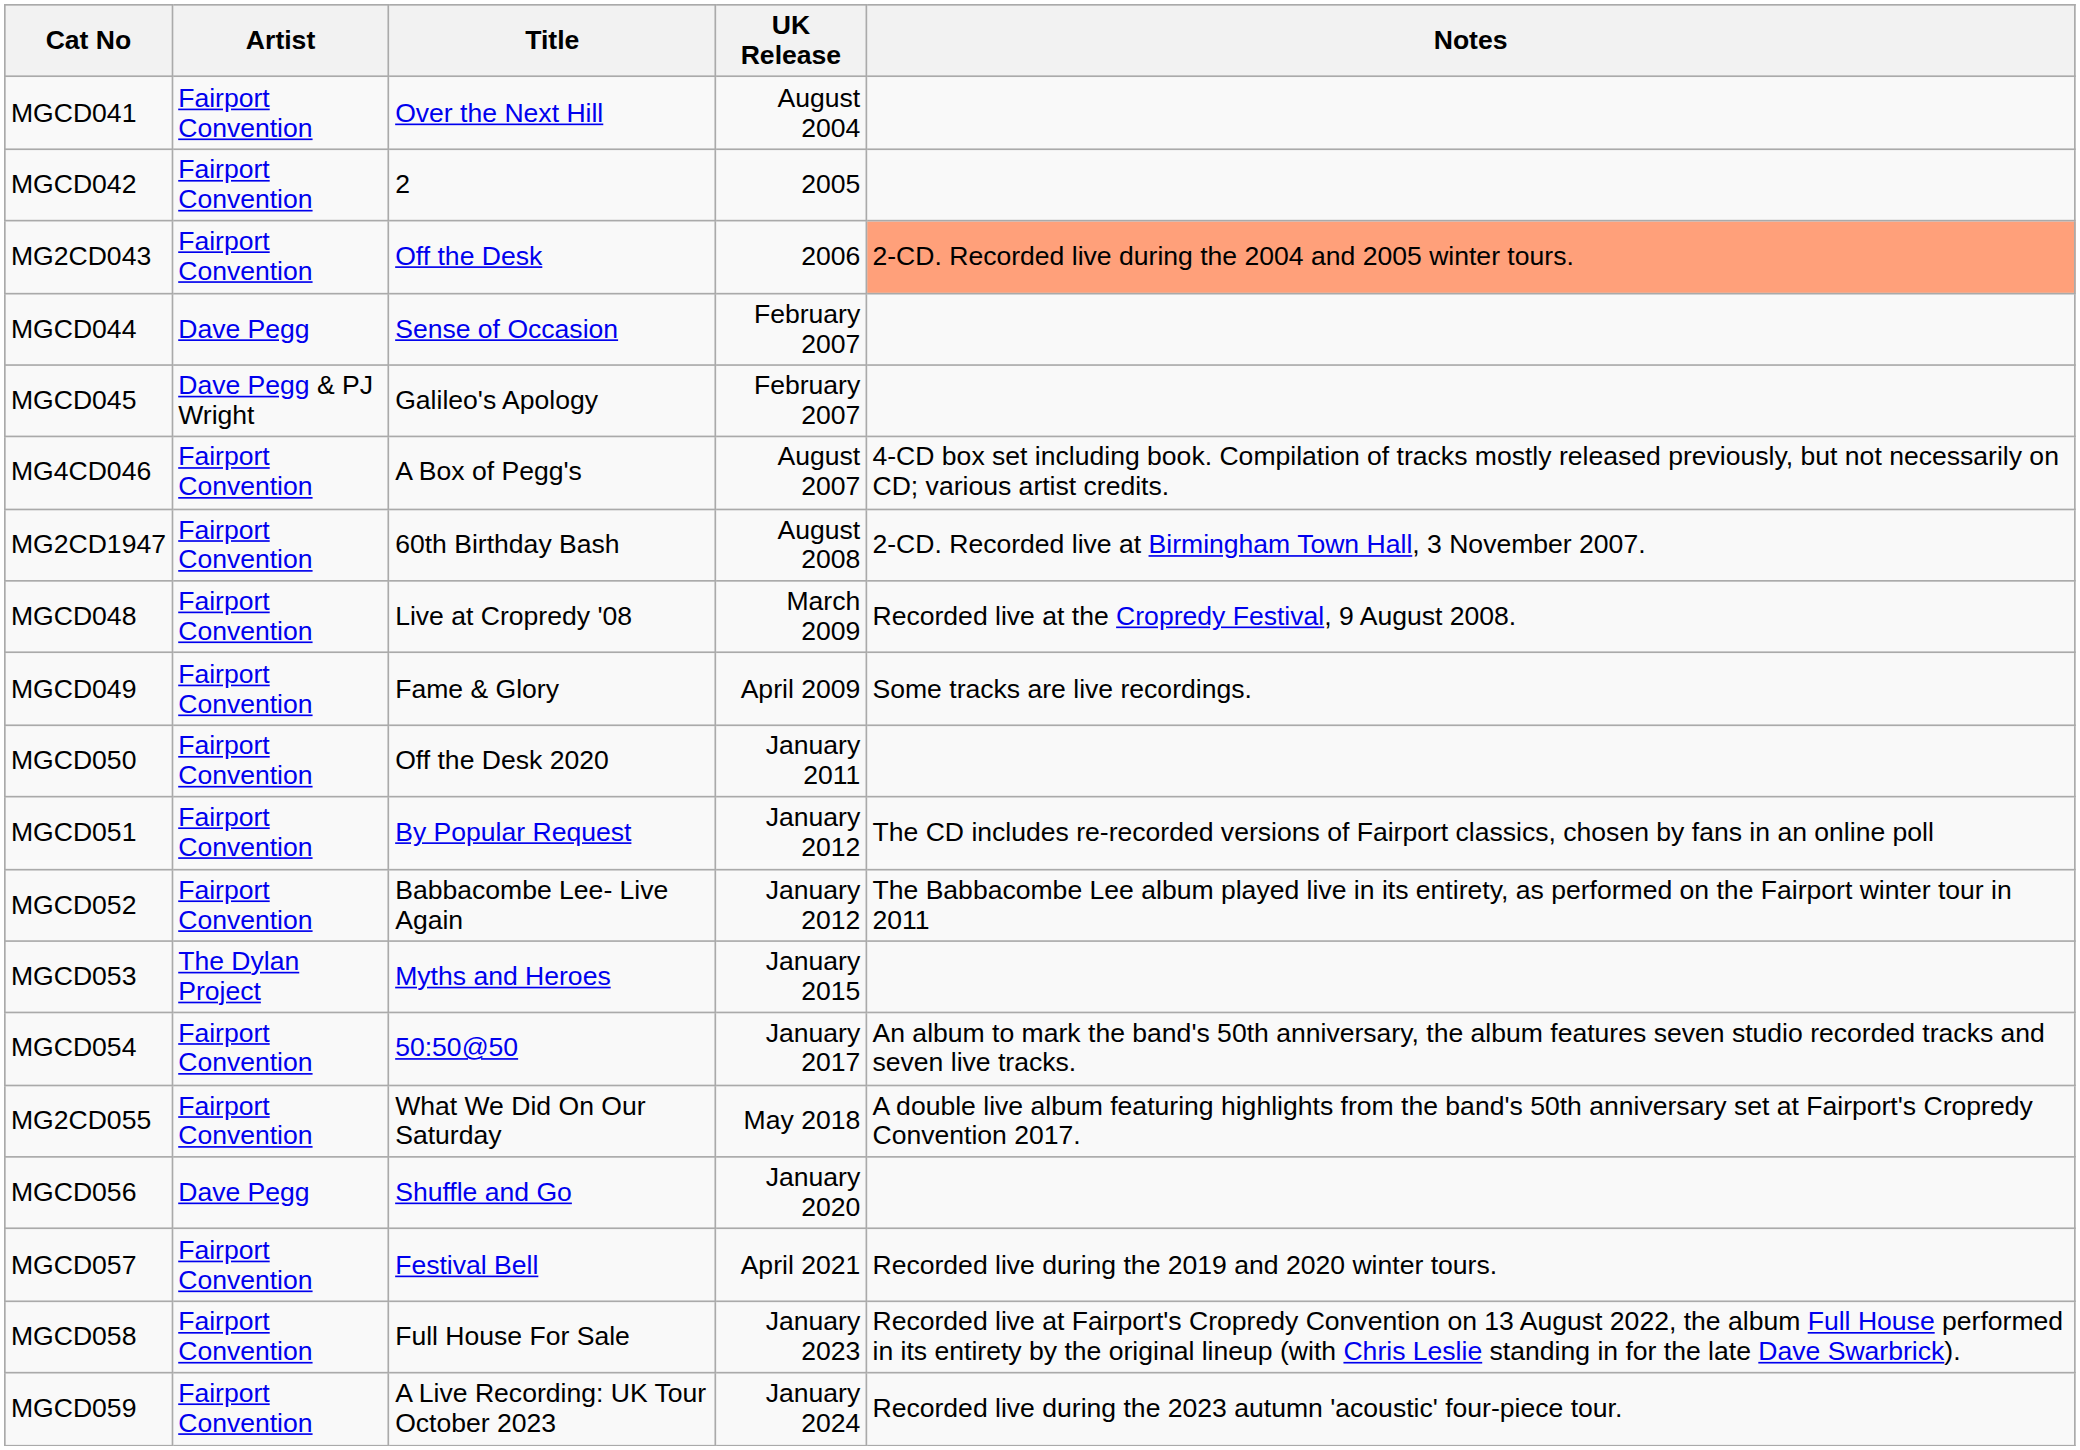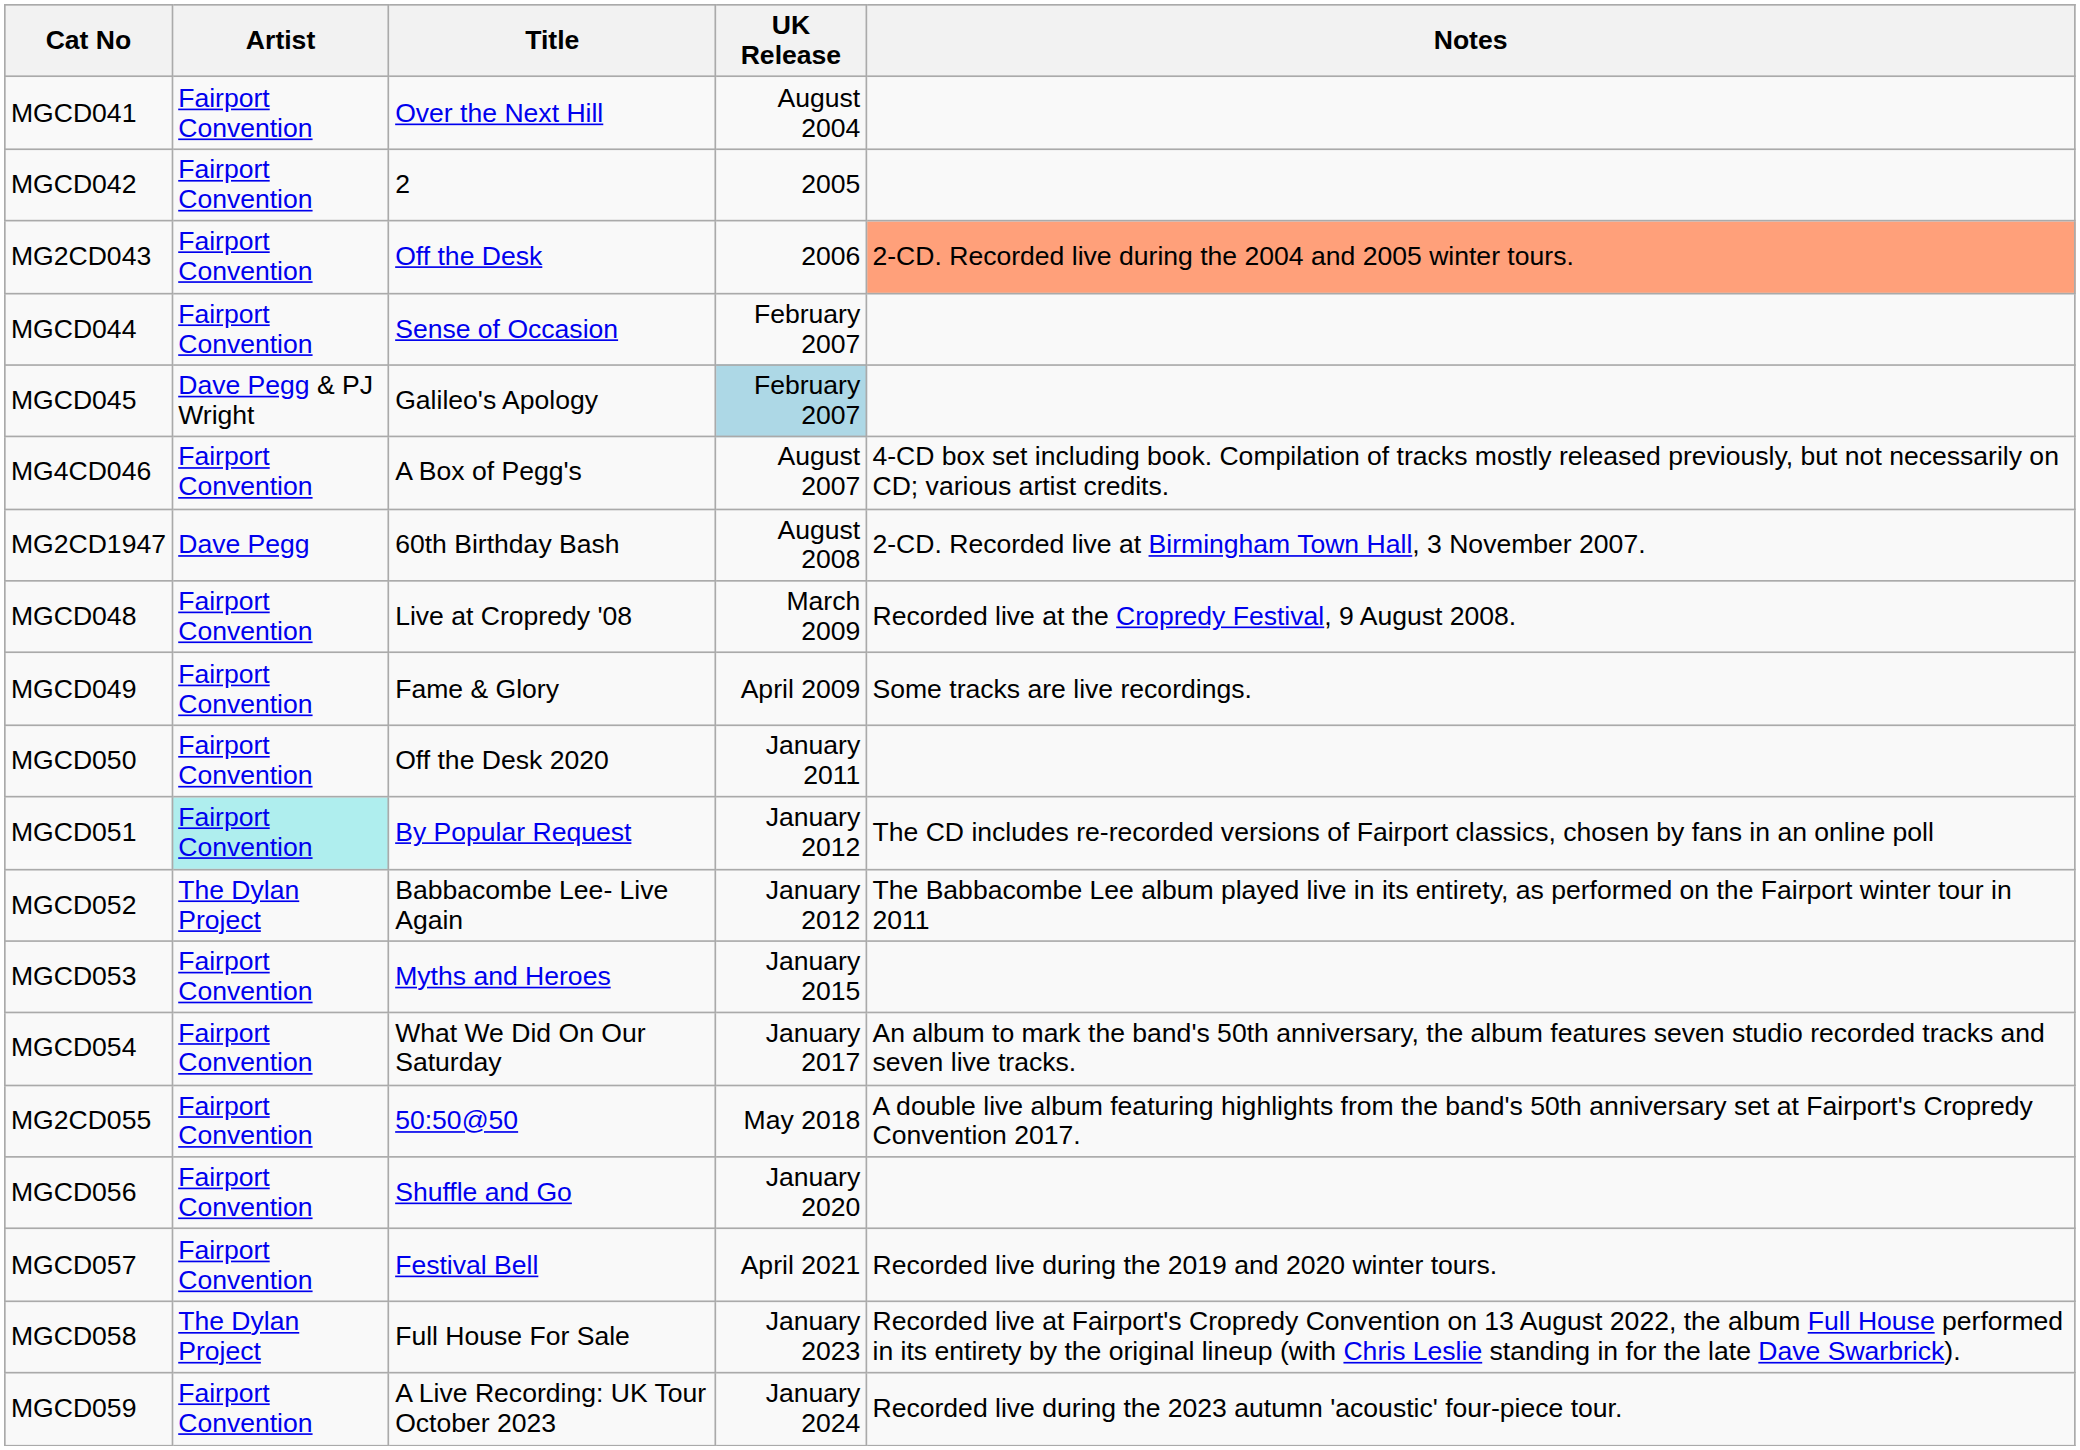(244, 328) Dave Pegg -> (245, 328) Fairport Convention
(807, 400) no background -> (807, 400) lightblue background
(245, 544) Fairport Convention -> (244, 544) Dave Pegg
(245, 832) no background -> (245, 832) paleturquoise background
(245, 904) Fairport Convention -> (239, 904) The Dylan Project
(239, 976) The Dylan Project -> (245, 976) Fairport Convention
(457, 1048) 50:50@50 -> (520, 1048) What We Did On Our Saturday
(520, 1120) What We Did On Our Saturday -> (457, 1120) 50:50@50
(244, 1192) Dave Pegg -> (245, 1192) Fairport Convention
(245, 1336) Fairport Convention -> (239, 1336) The Dylan Project
